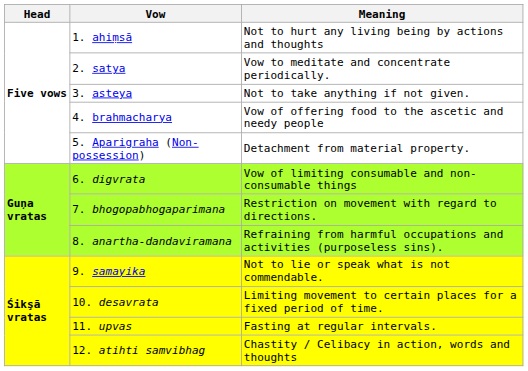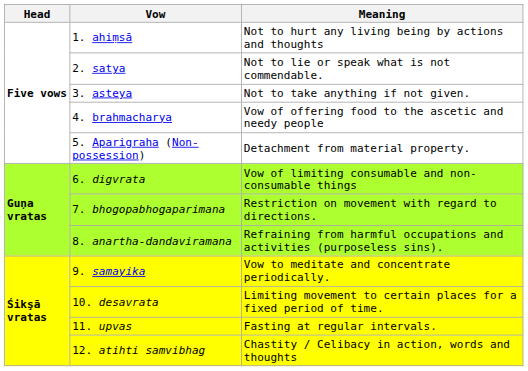(347, 69) Vow to meditate and concentrate periodically. -> (347, 69) Not to lie or speak what is not commendable.
(347, 271) Not to lie or speak what is not commendable. -> (347, 271) Vow to meditate and concentrate periodically.
